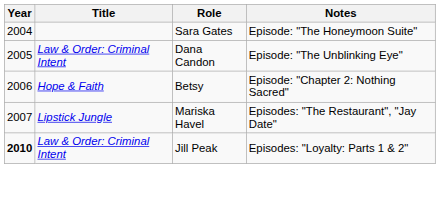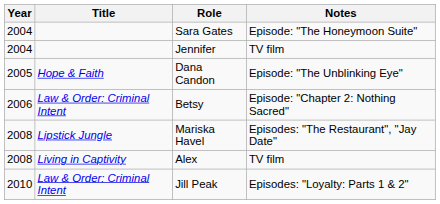+ row: (195, 49)
(93, 55) Law & Order: Criminal Intent -> (71, 73) Hope & Faith
(71, 86) Hope & Faith -> (93, 104) Law & Order: Criminal Intent
(20, 117) 2007 -> (20, 135) 2008
+ row: (186, 159)
(20, 148) bold -> (20, 184) normal
